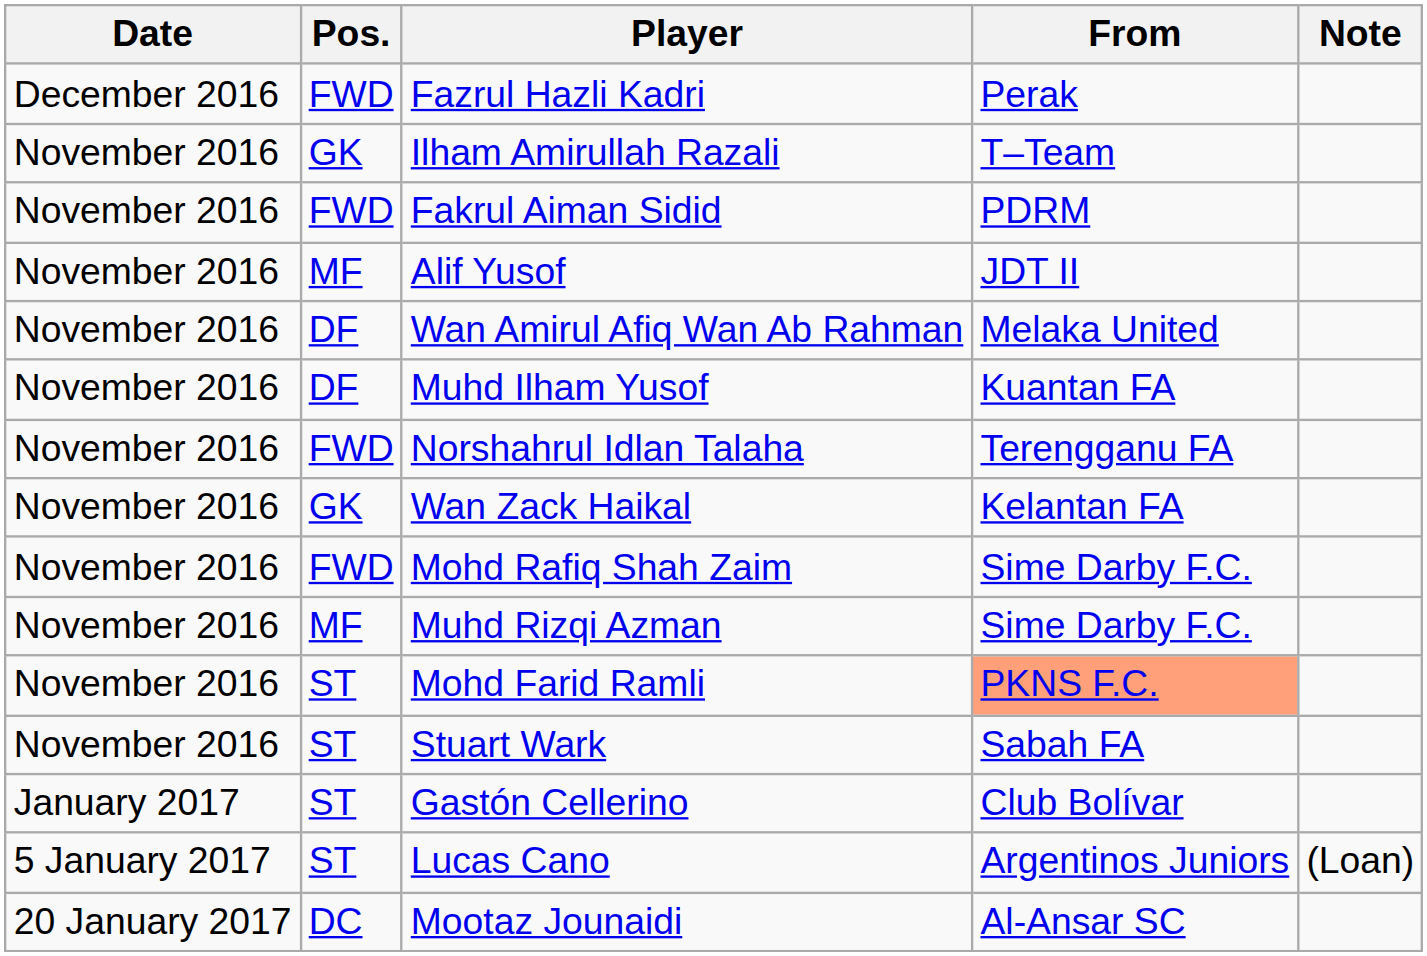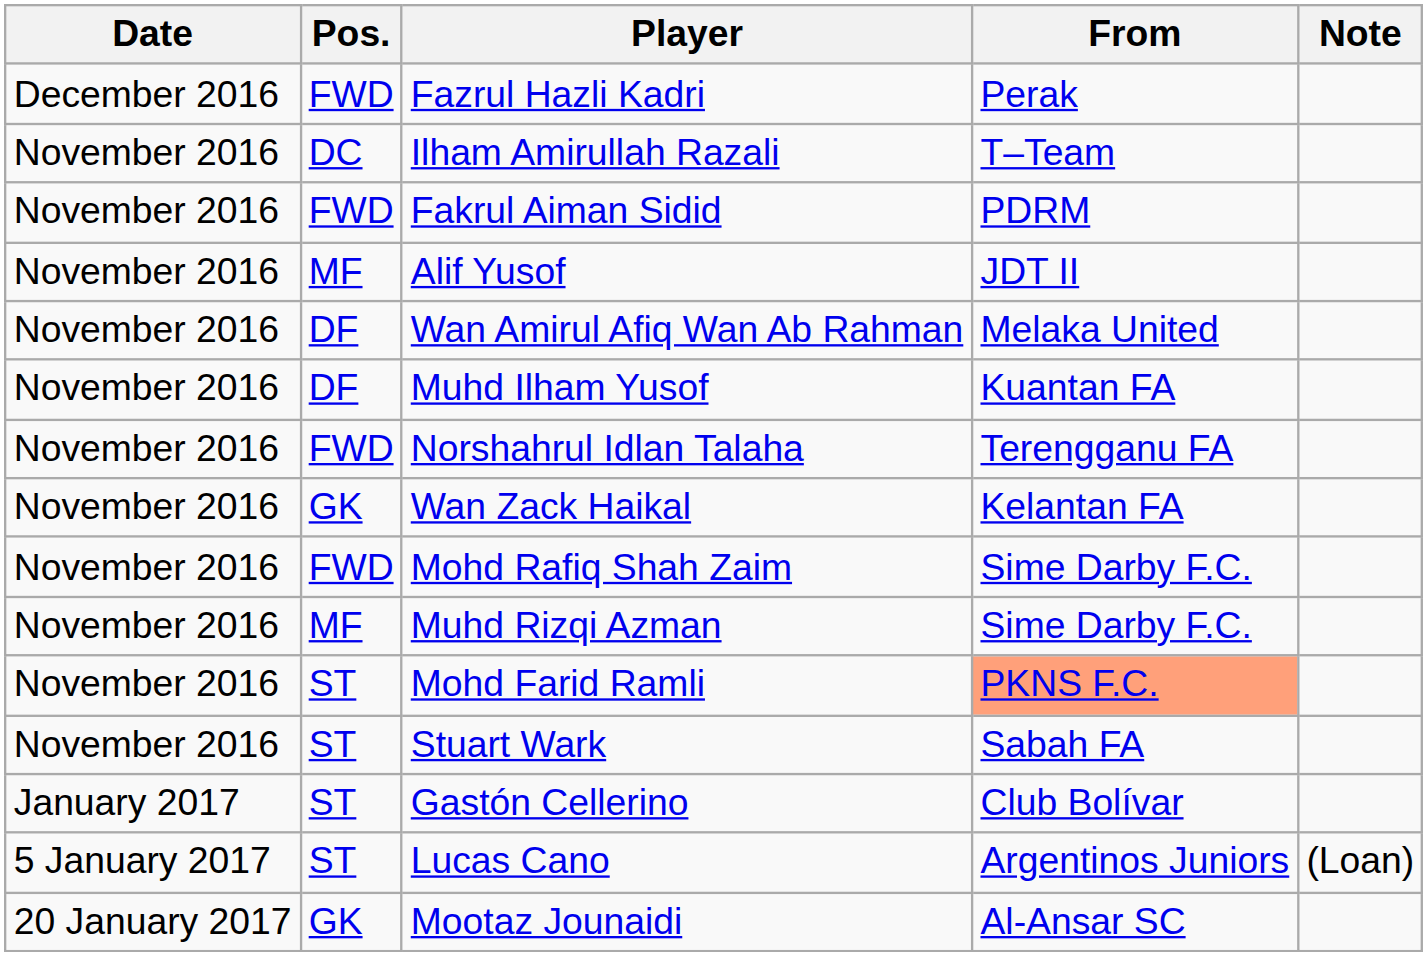(336, 152) GK -> (336, 152) DC
(336, 920) DC -> (336, 920) GK
